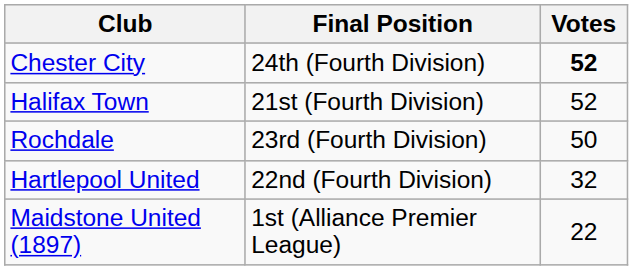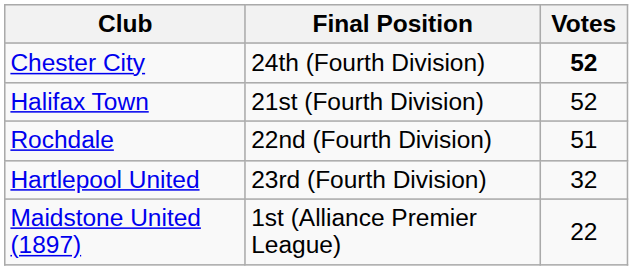(369, 140) 23rd (Fourth Division) -> (372, 140) 22nd (Fourth Division)
(584, 140) 50 -> (584, 140) 51
(372, 179) 22nd (Fourth Division) -> (369, 179) 23rd (Fourth Division)
